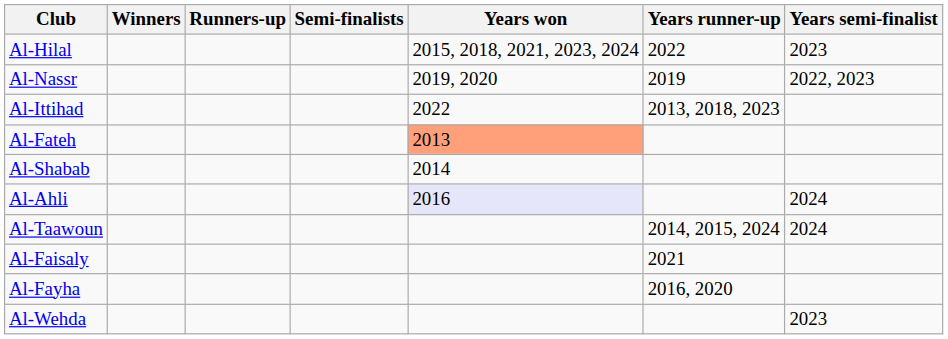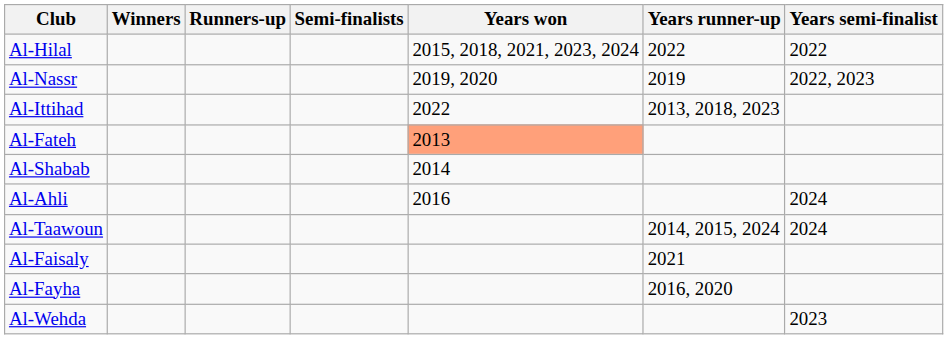(808, 49) 2023 -> (808, 49) 2022
(431, 199) lavender background -> (431, 199) no background
